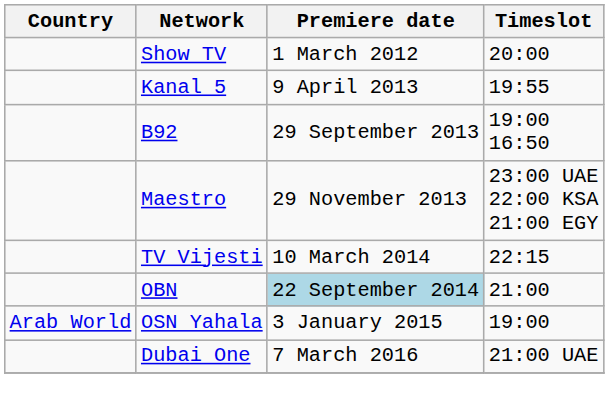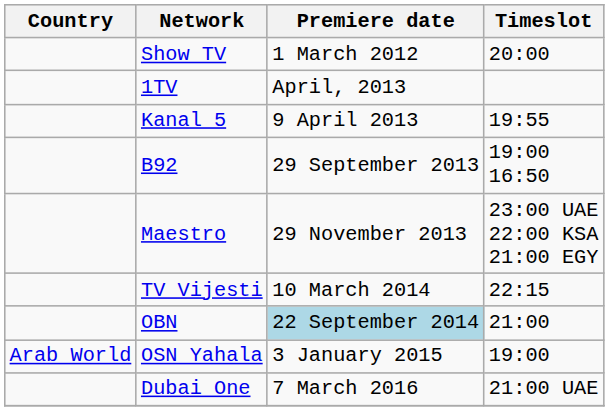+ row: (159, 87)
